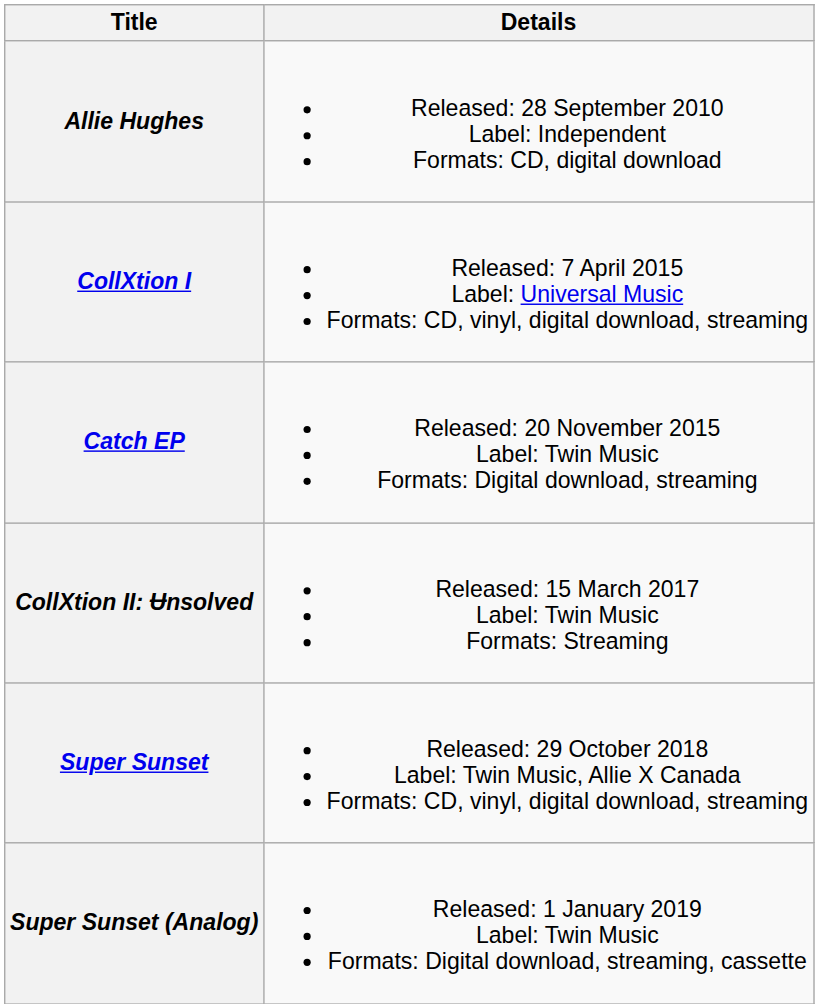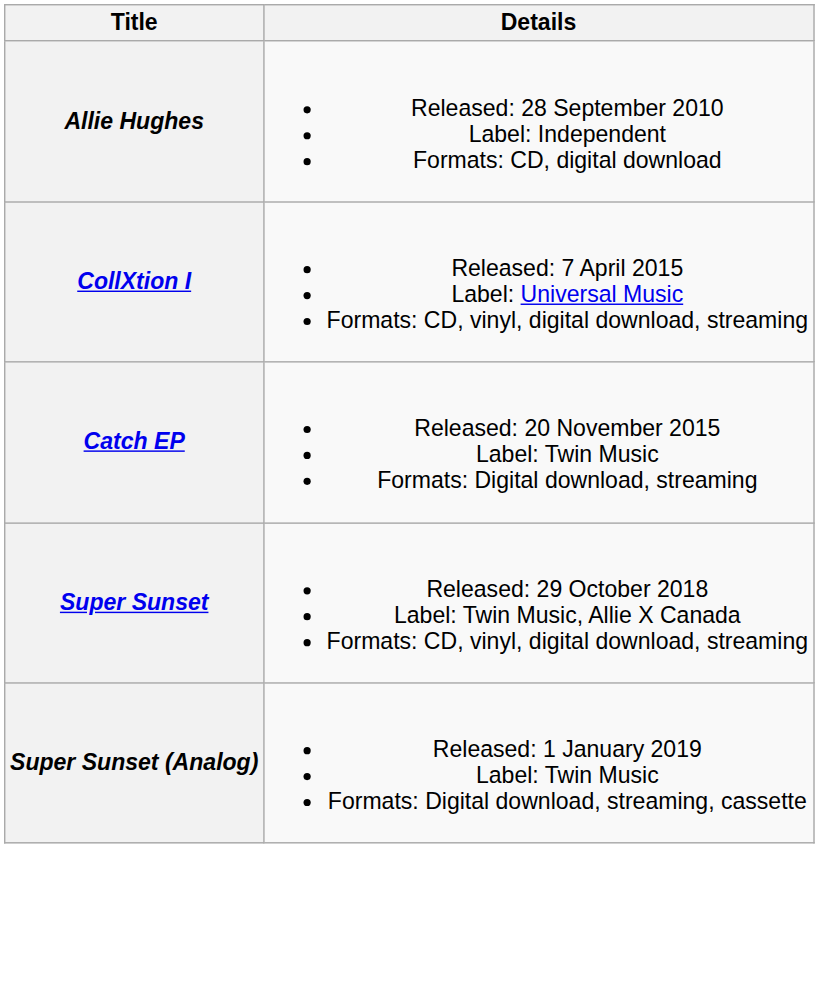- row: (134, 602)
